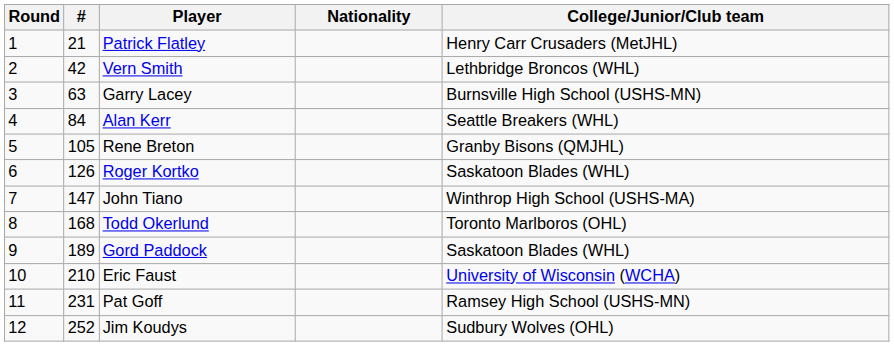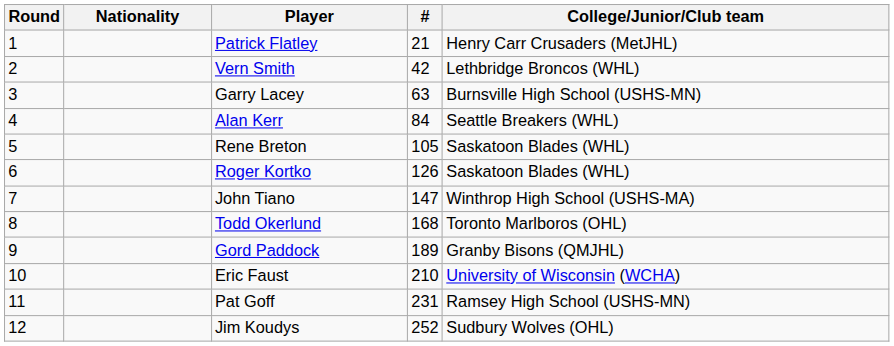columns swapped: (81, 17) <-> (369, 17)
(535, 146) Granby Bisons (QMJHL) -> (538, 146) Saskatoon Blades (WHL)
(538, 250) Saskatoon Blades (WHL) -> (535, 250) Granby Bisons (QMJHL)
